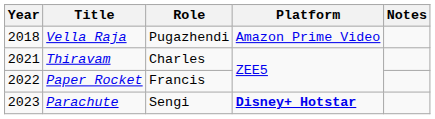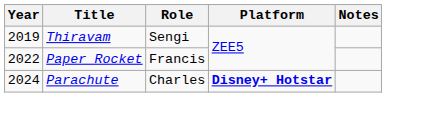- row: (86, 37)
(24, 59) 2021 -> (24, 37) 2019
(177, 59) Charles -> (169, 37) Sengi
(24, 103) 2023 -> (24, 81) 2024
(169, 103) Sengi -> (177, 81) Charles
